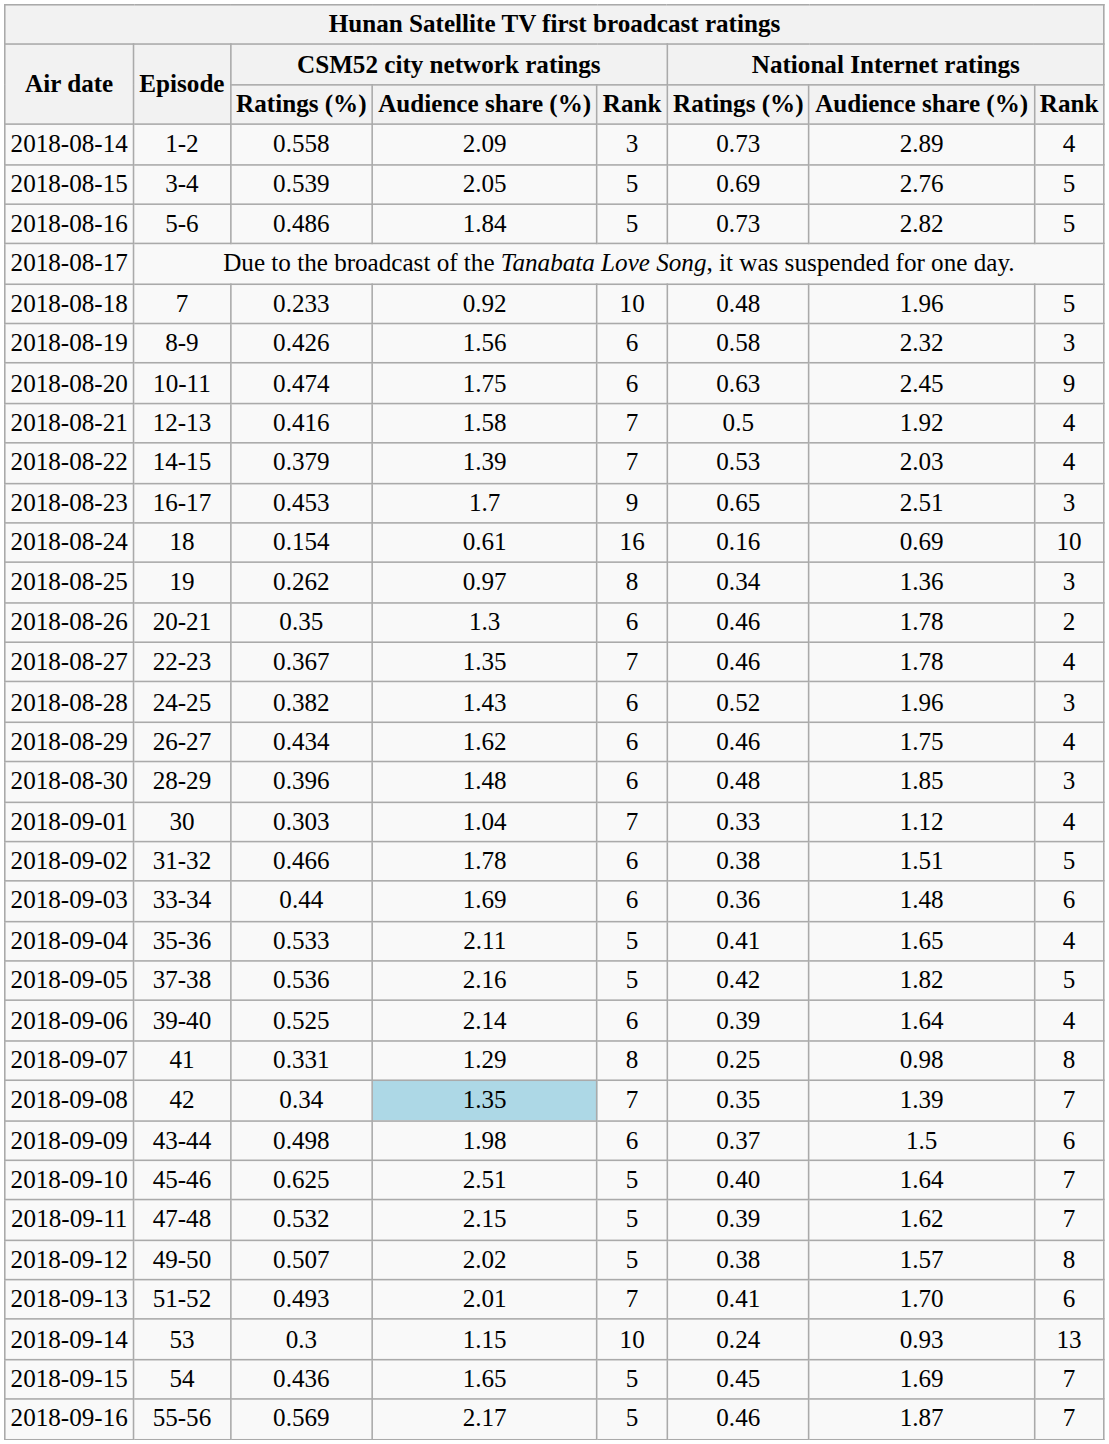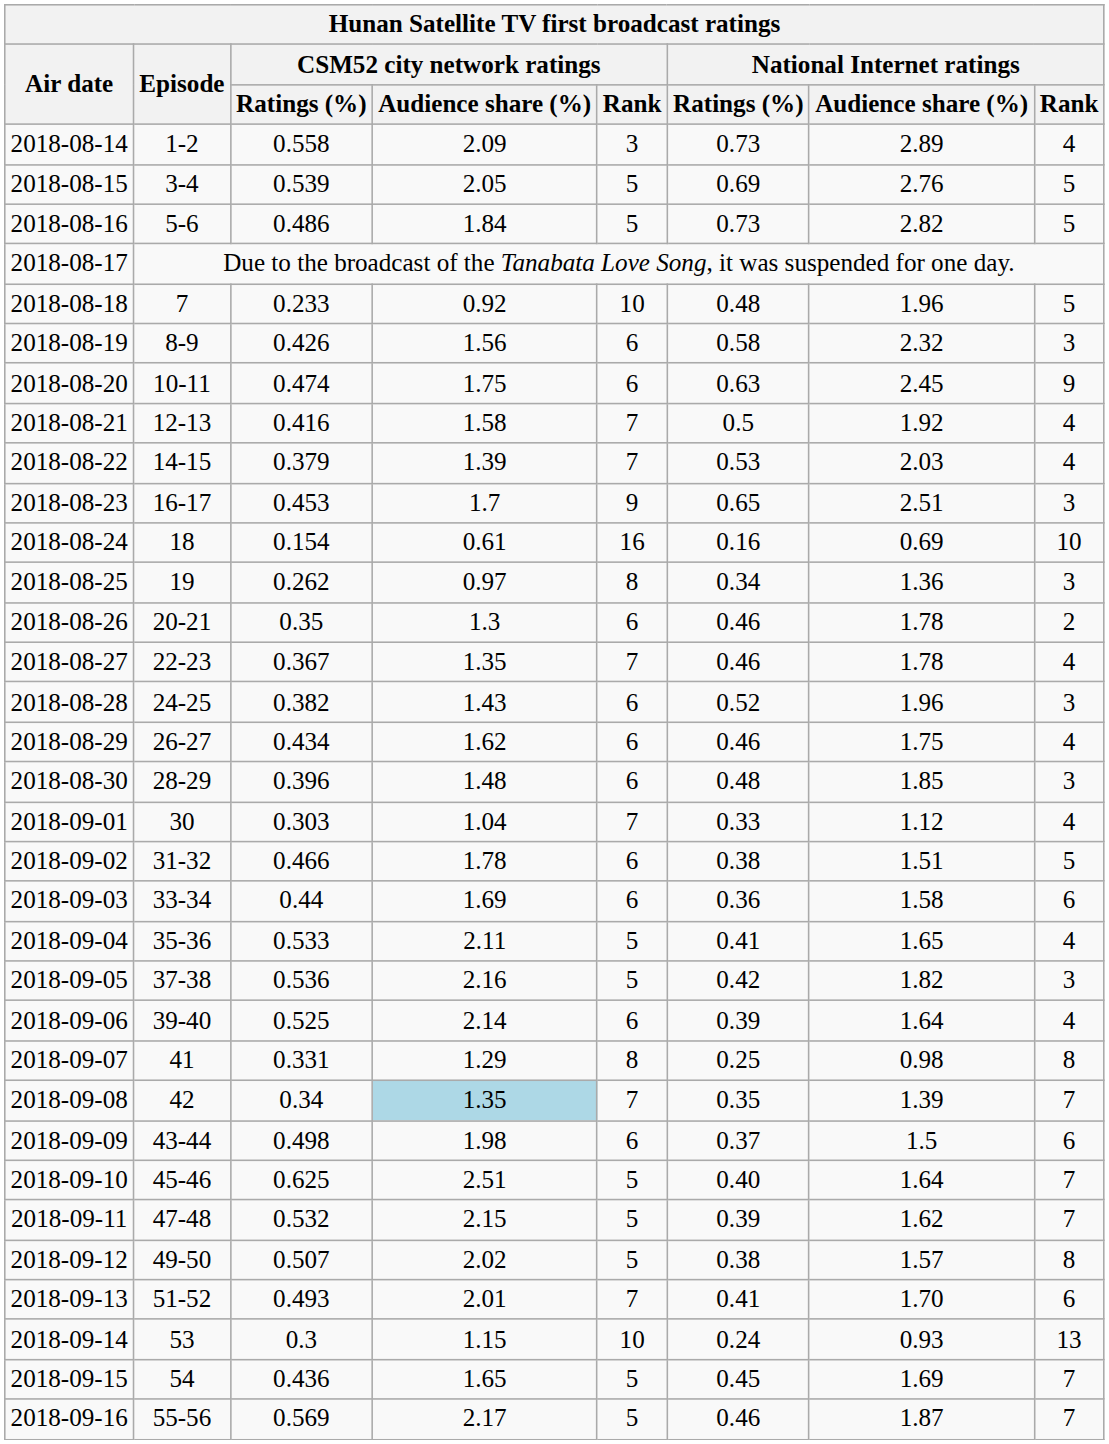(922, 900) 1.48 -> (922, 900) 1.58
(1069, 980) 5 -> (1069, 980) 3
